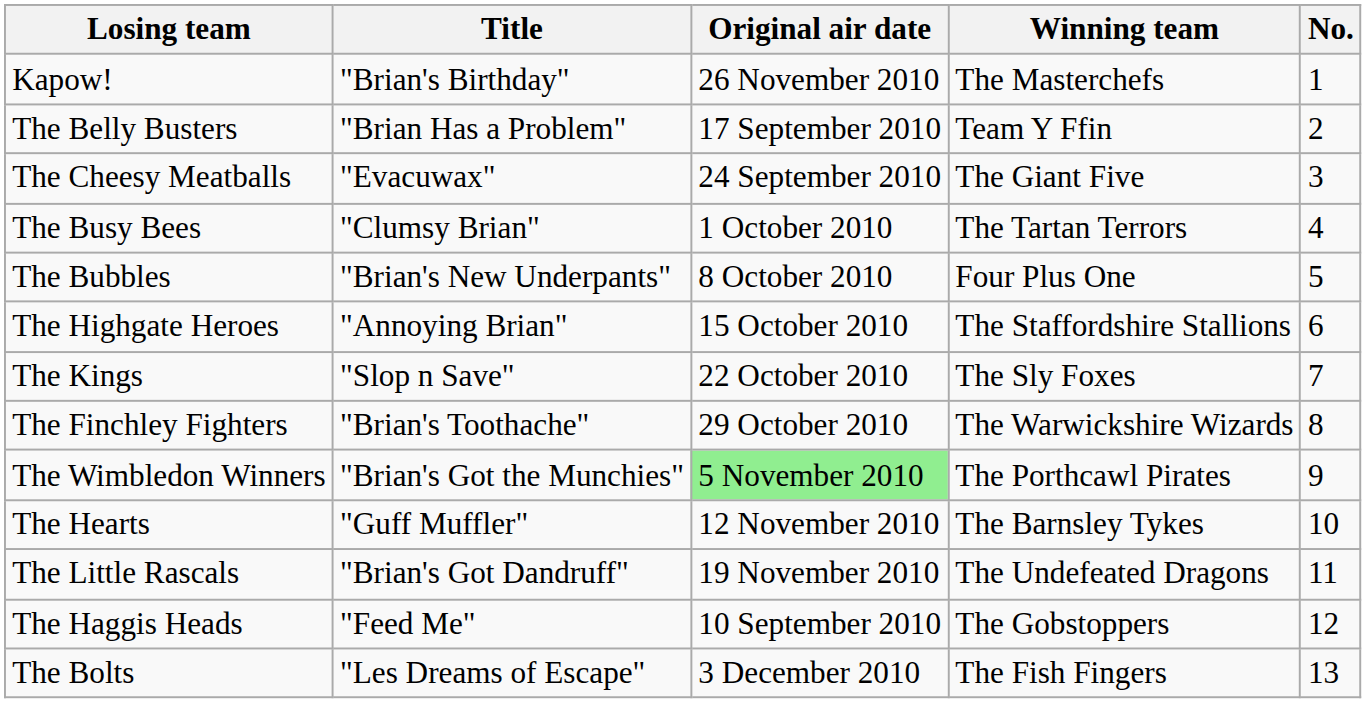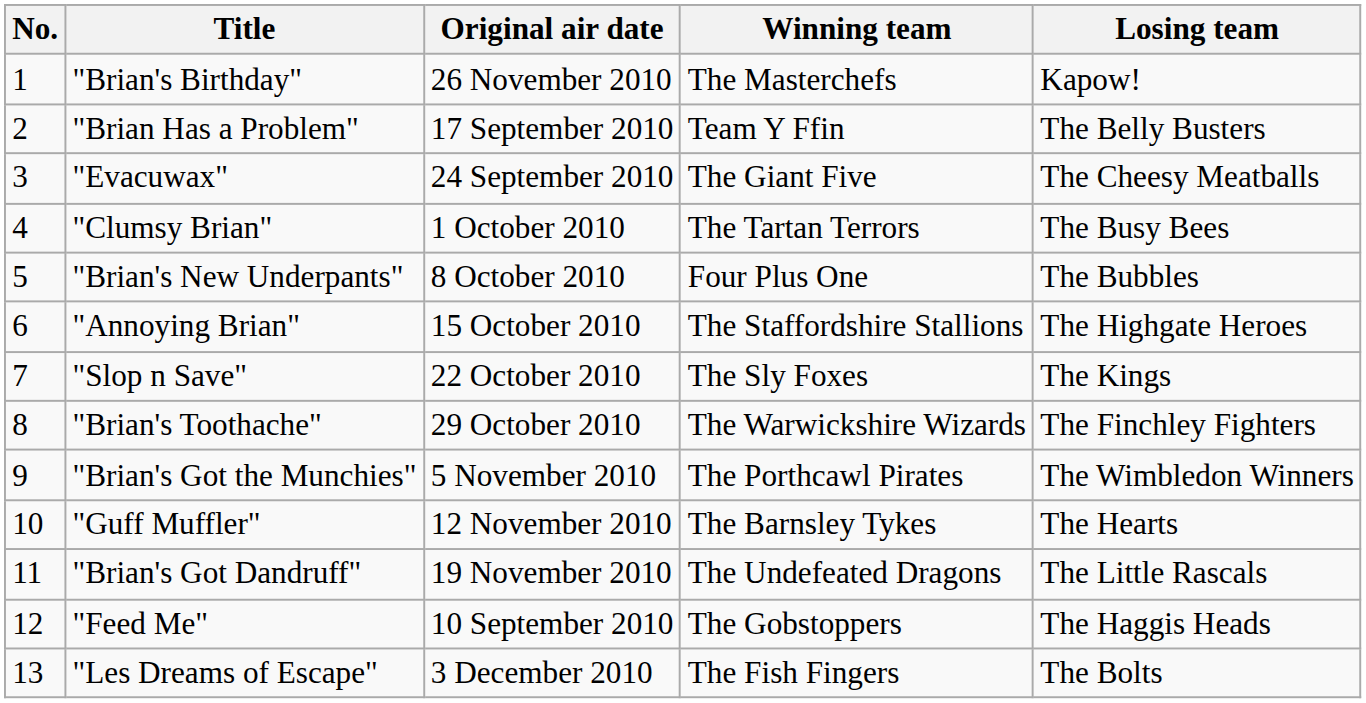columns swapped: (1331, 29) <-> (169, 29)
(811, 474) lightgreen background -> (543, 474) no background
